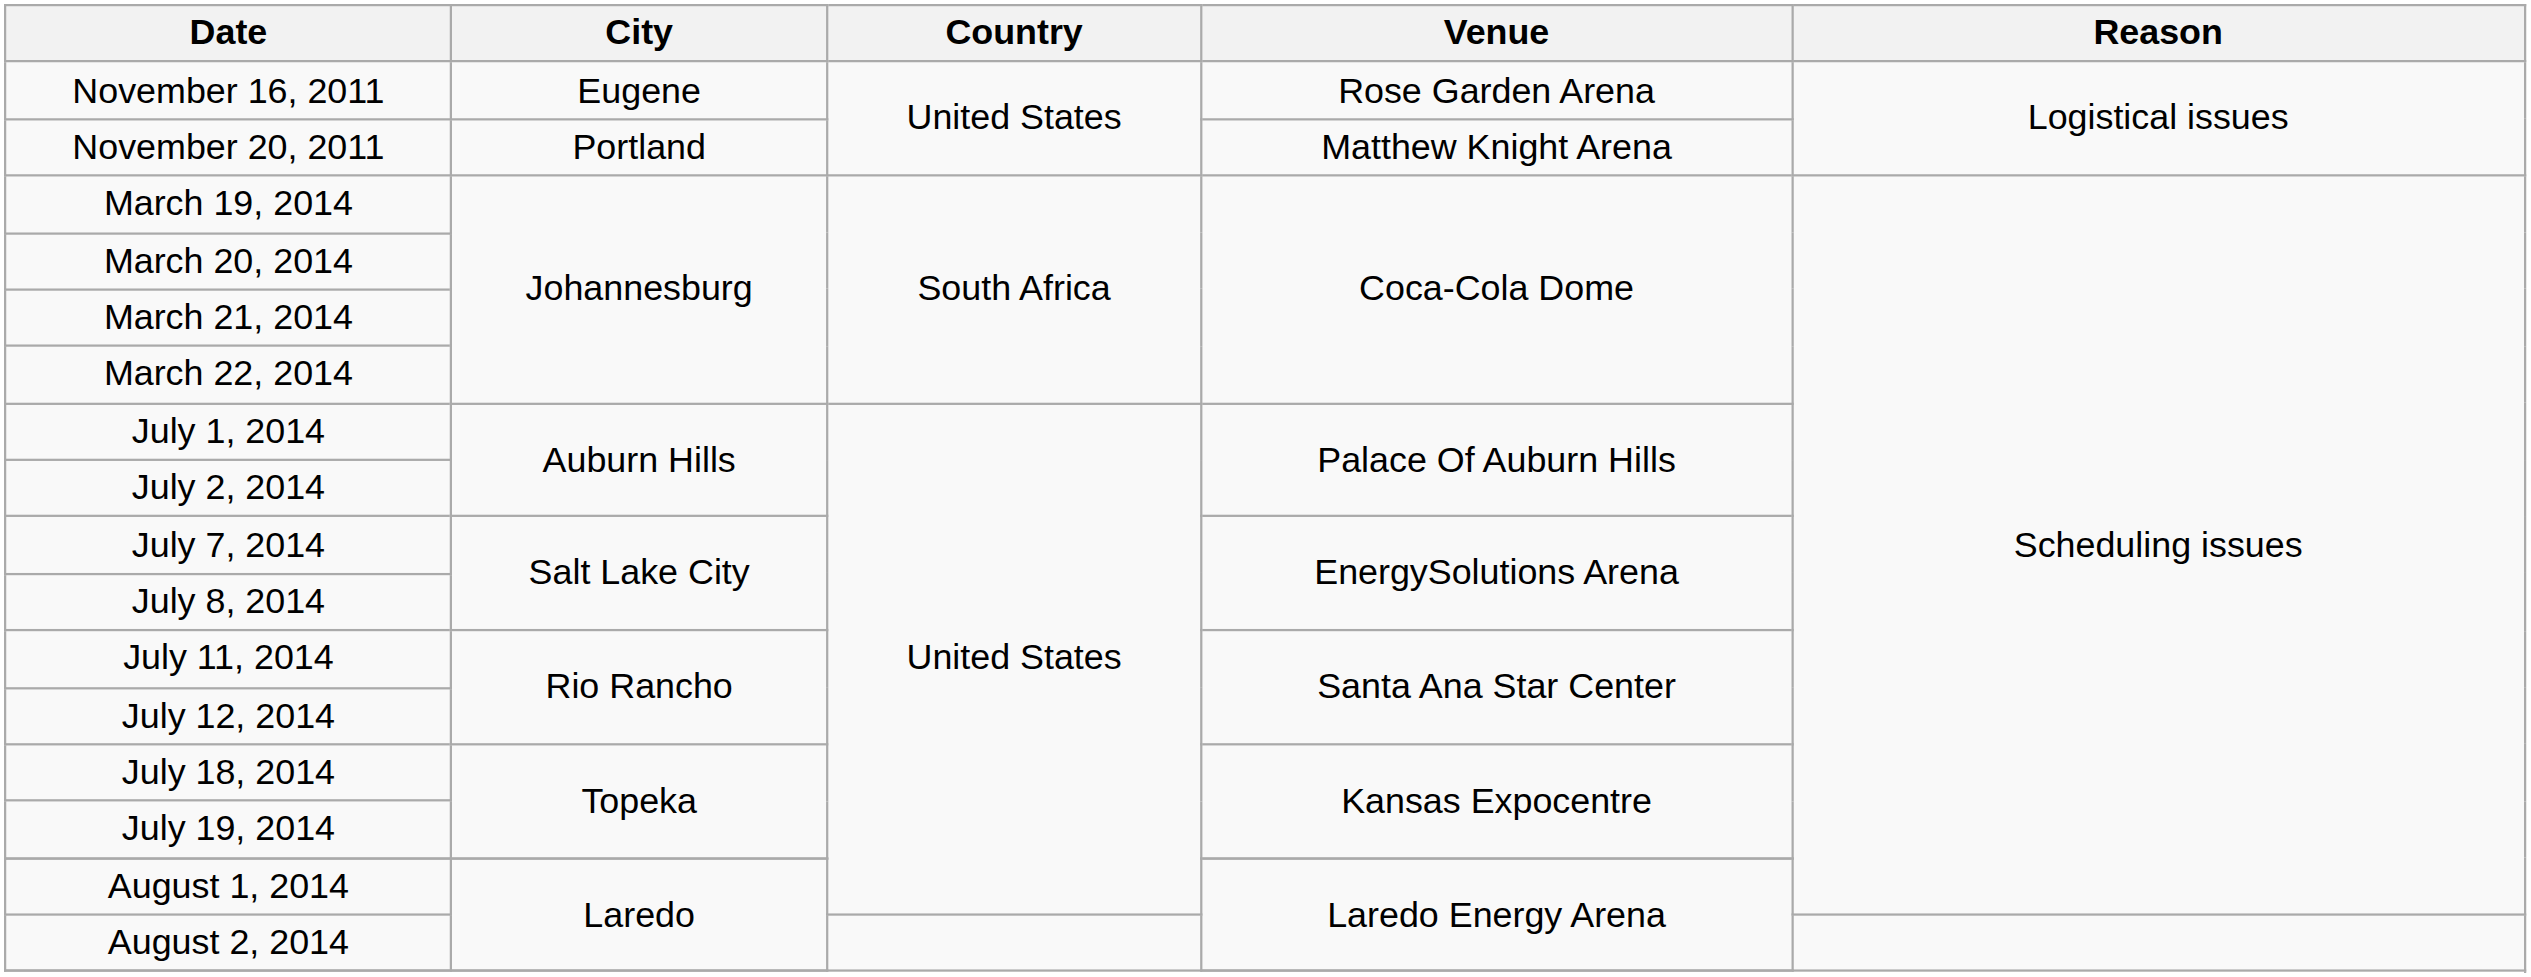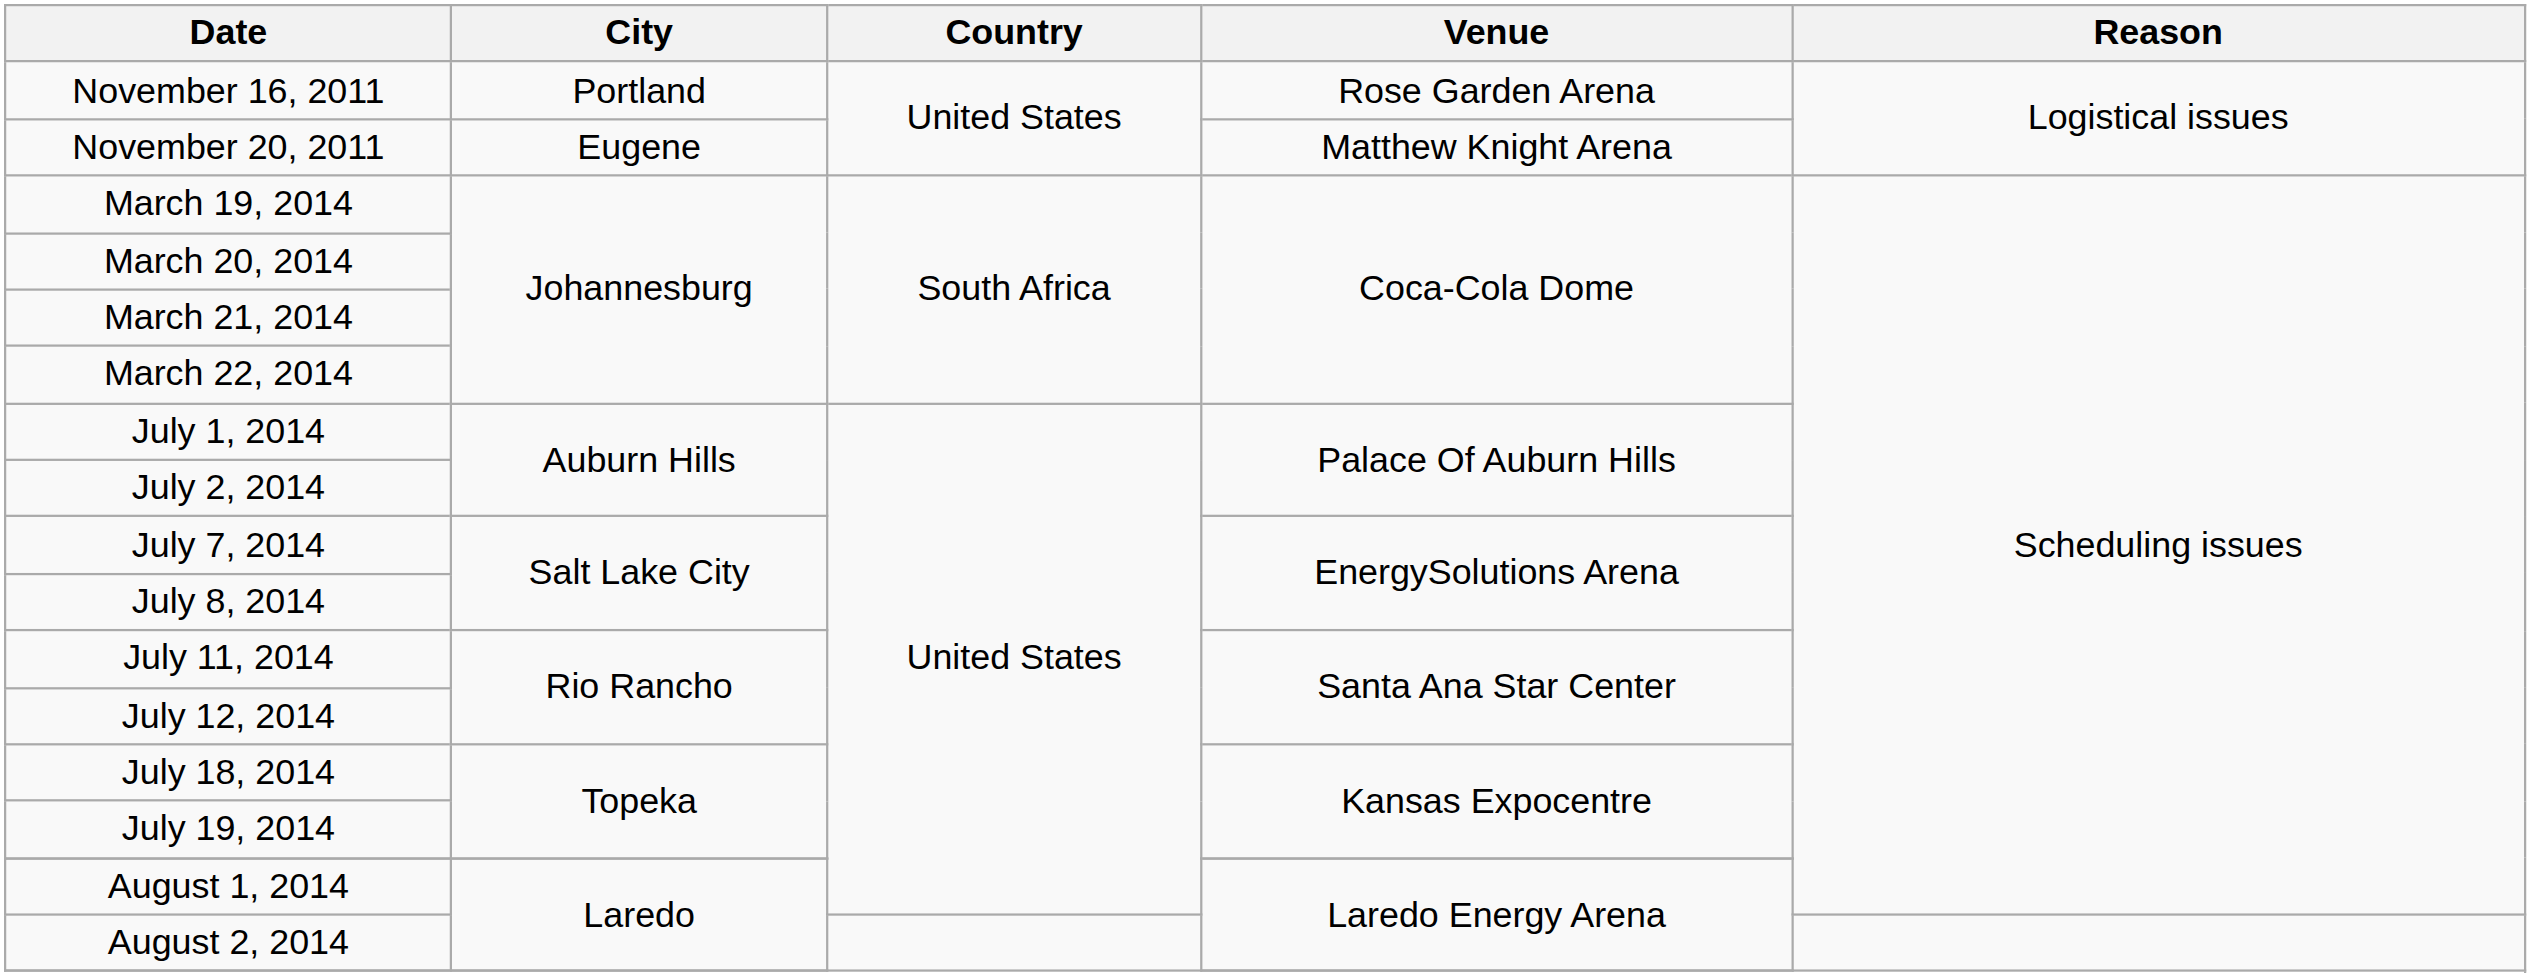(639, 89) Eugene -> (639, 89) Portland
(639, 146) Portland -> (639, 146) Eugene
